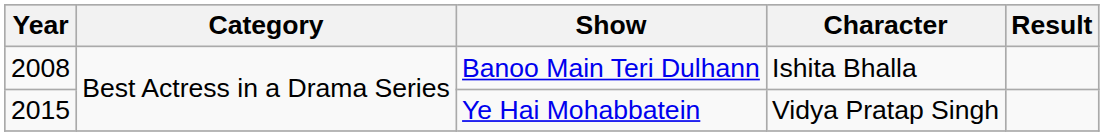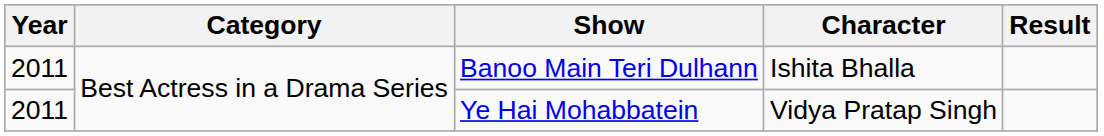(40, 67) 2008 -> (40, 67) 2011
(40, 109) 2015 -> (40, 109) 2011
